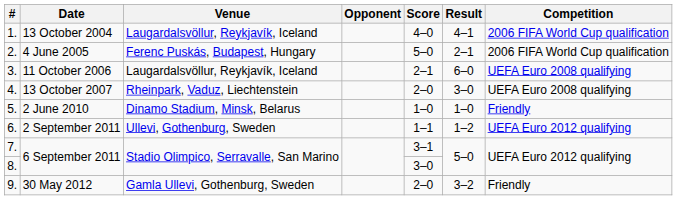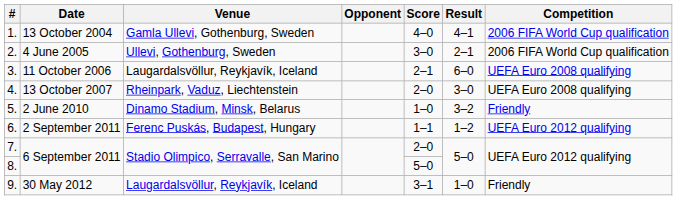(222, 33) Laugardalsvöllur, Reykjavík, Iceland -> (220, 33) Gamla Ullevi, Gothenburg, Sweden
(221, 52) Ferenc Puskás, Budapest, Hungary -> (201, 52) Ullevi, Gothenburg, Sweden
(423, 52) 5–0 -> (423, 52) 3–0
(464, 109) 1–0 -> (464, 109) 3–2
(201, 128) Ullevi, Gothenburg, Sweden -> (221, 128) Ferenc Puskás, Budapest, Hungary
(423, 147) 3–1 -> (423, 147) 2–0
(423, 166) 3–0 -> (423, 166) 5–0
(220, 185) Gamla Ullevi, Gothenburg, Sweden -> (222, 185) Laugardalsvöllur, Reykjavík, Iceland
(423, 185) 2–0 -> (423, 185) 3–1
(464, 185) 3–2 -> (464, 185) 1–0
